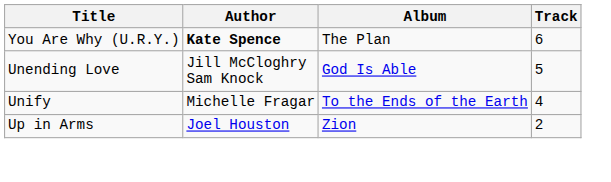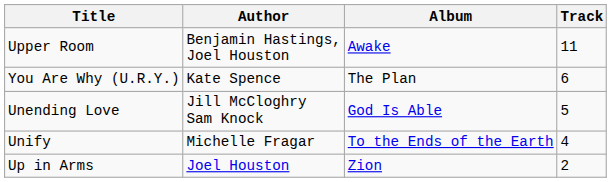+ row: (51, 48)
(234, 40) bold -> (234, 79) normal
